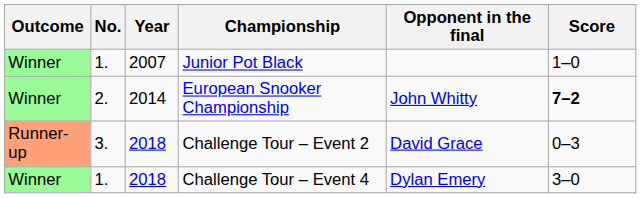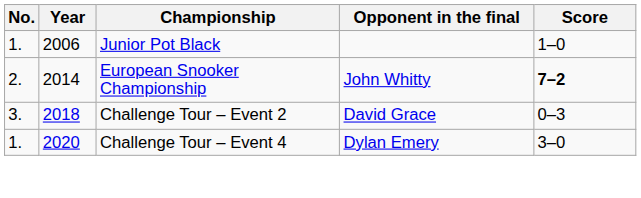- column: (48, 27)
(148, 62) 2007 -> (61, 44) 2006
(148, 179) 2018 -> (61, 141) 2020
